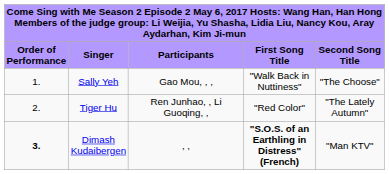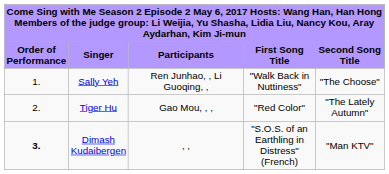(186, 81) Gao Mou, , , -> (186, 81) Ren Junhao, , Li Guoqing, ,
(186, 108) Ren Junhao, , Li Guoqing, , -> (186, 108) Gao Mou, , ,
(279, 145) bold -> (279, 145) normal
